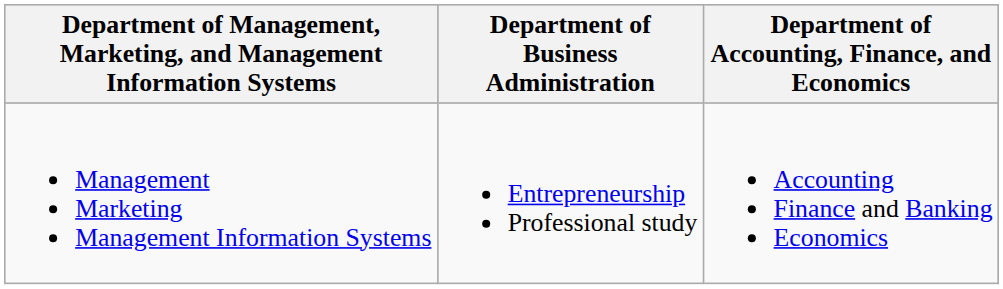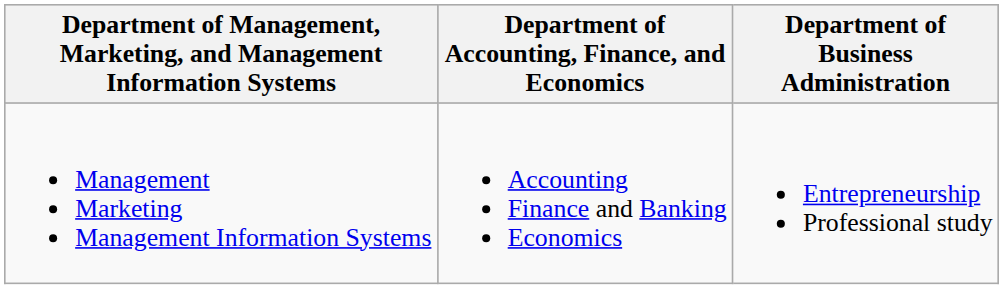columns swapped: (851, 53) <-> (570, 53)
